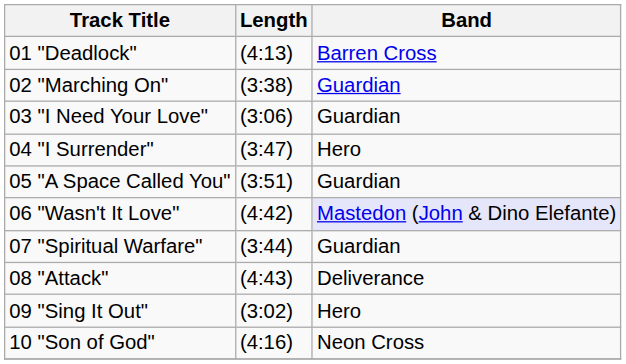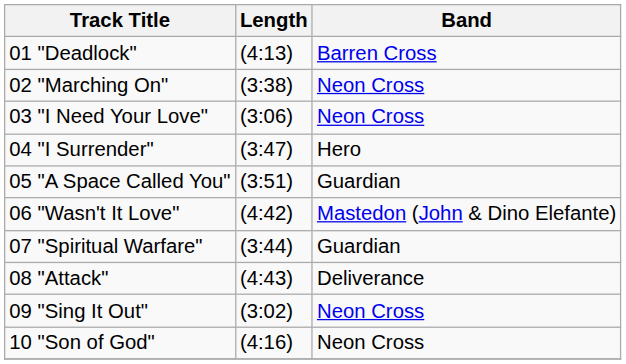(359, 85) Guardian -> (371, 85) Neon Cross
(359, 117) Guardian -> (371, 117) Neon Cross
(467, 213) lavender background -> (467, 213) no background
(339, 310) Hero -> (371, 310) Neon Cross
